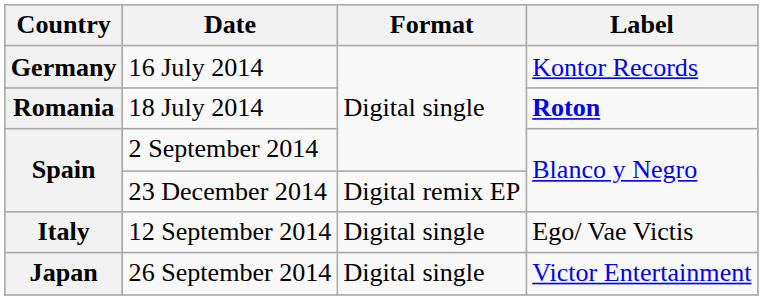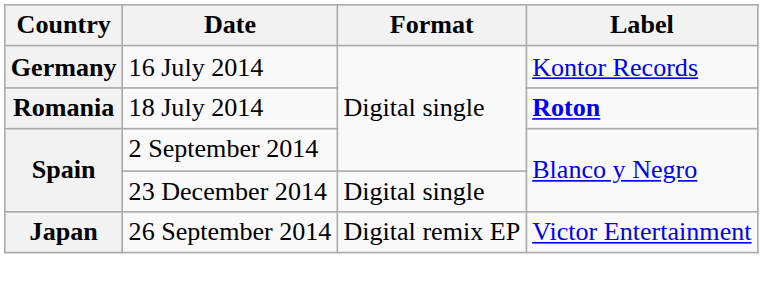(432, 190) Digital remix EP -> (414, 190) Digital single
- row: (230, 231)
(414, 273) Digital single -> (432, 231) Digital remix EP
